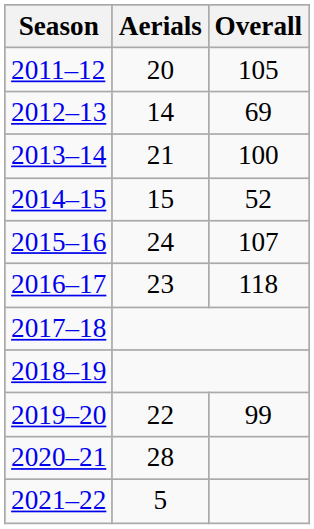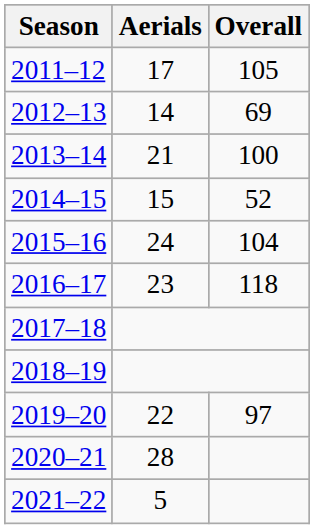(160, 69) 20 -> (160, 69) 17
(258, 241) 107 -> (258, 241) 104
(258, 414) 99 -> (258, 414) 97
